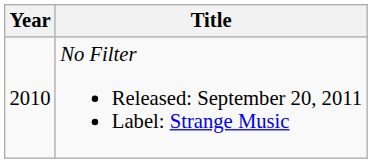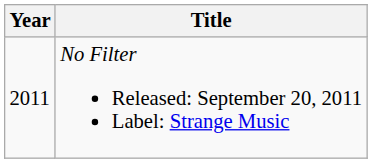(30, 97) 2010 -> (30, 97) 2011
